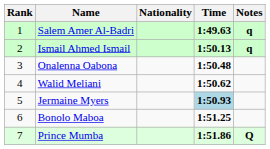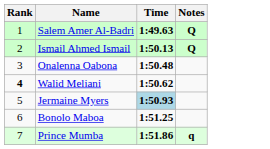- column: (165, 13)
(249, 30) q -> (191, 30) Q
(249, 48) q -> (191, 48) Q
(20, 83) normal -> (20, 83) bold
(249, 135) Q -> (191, 135) q
